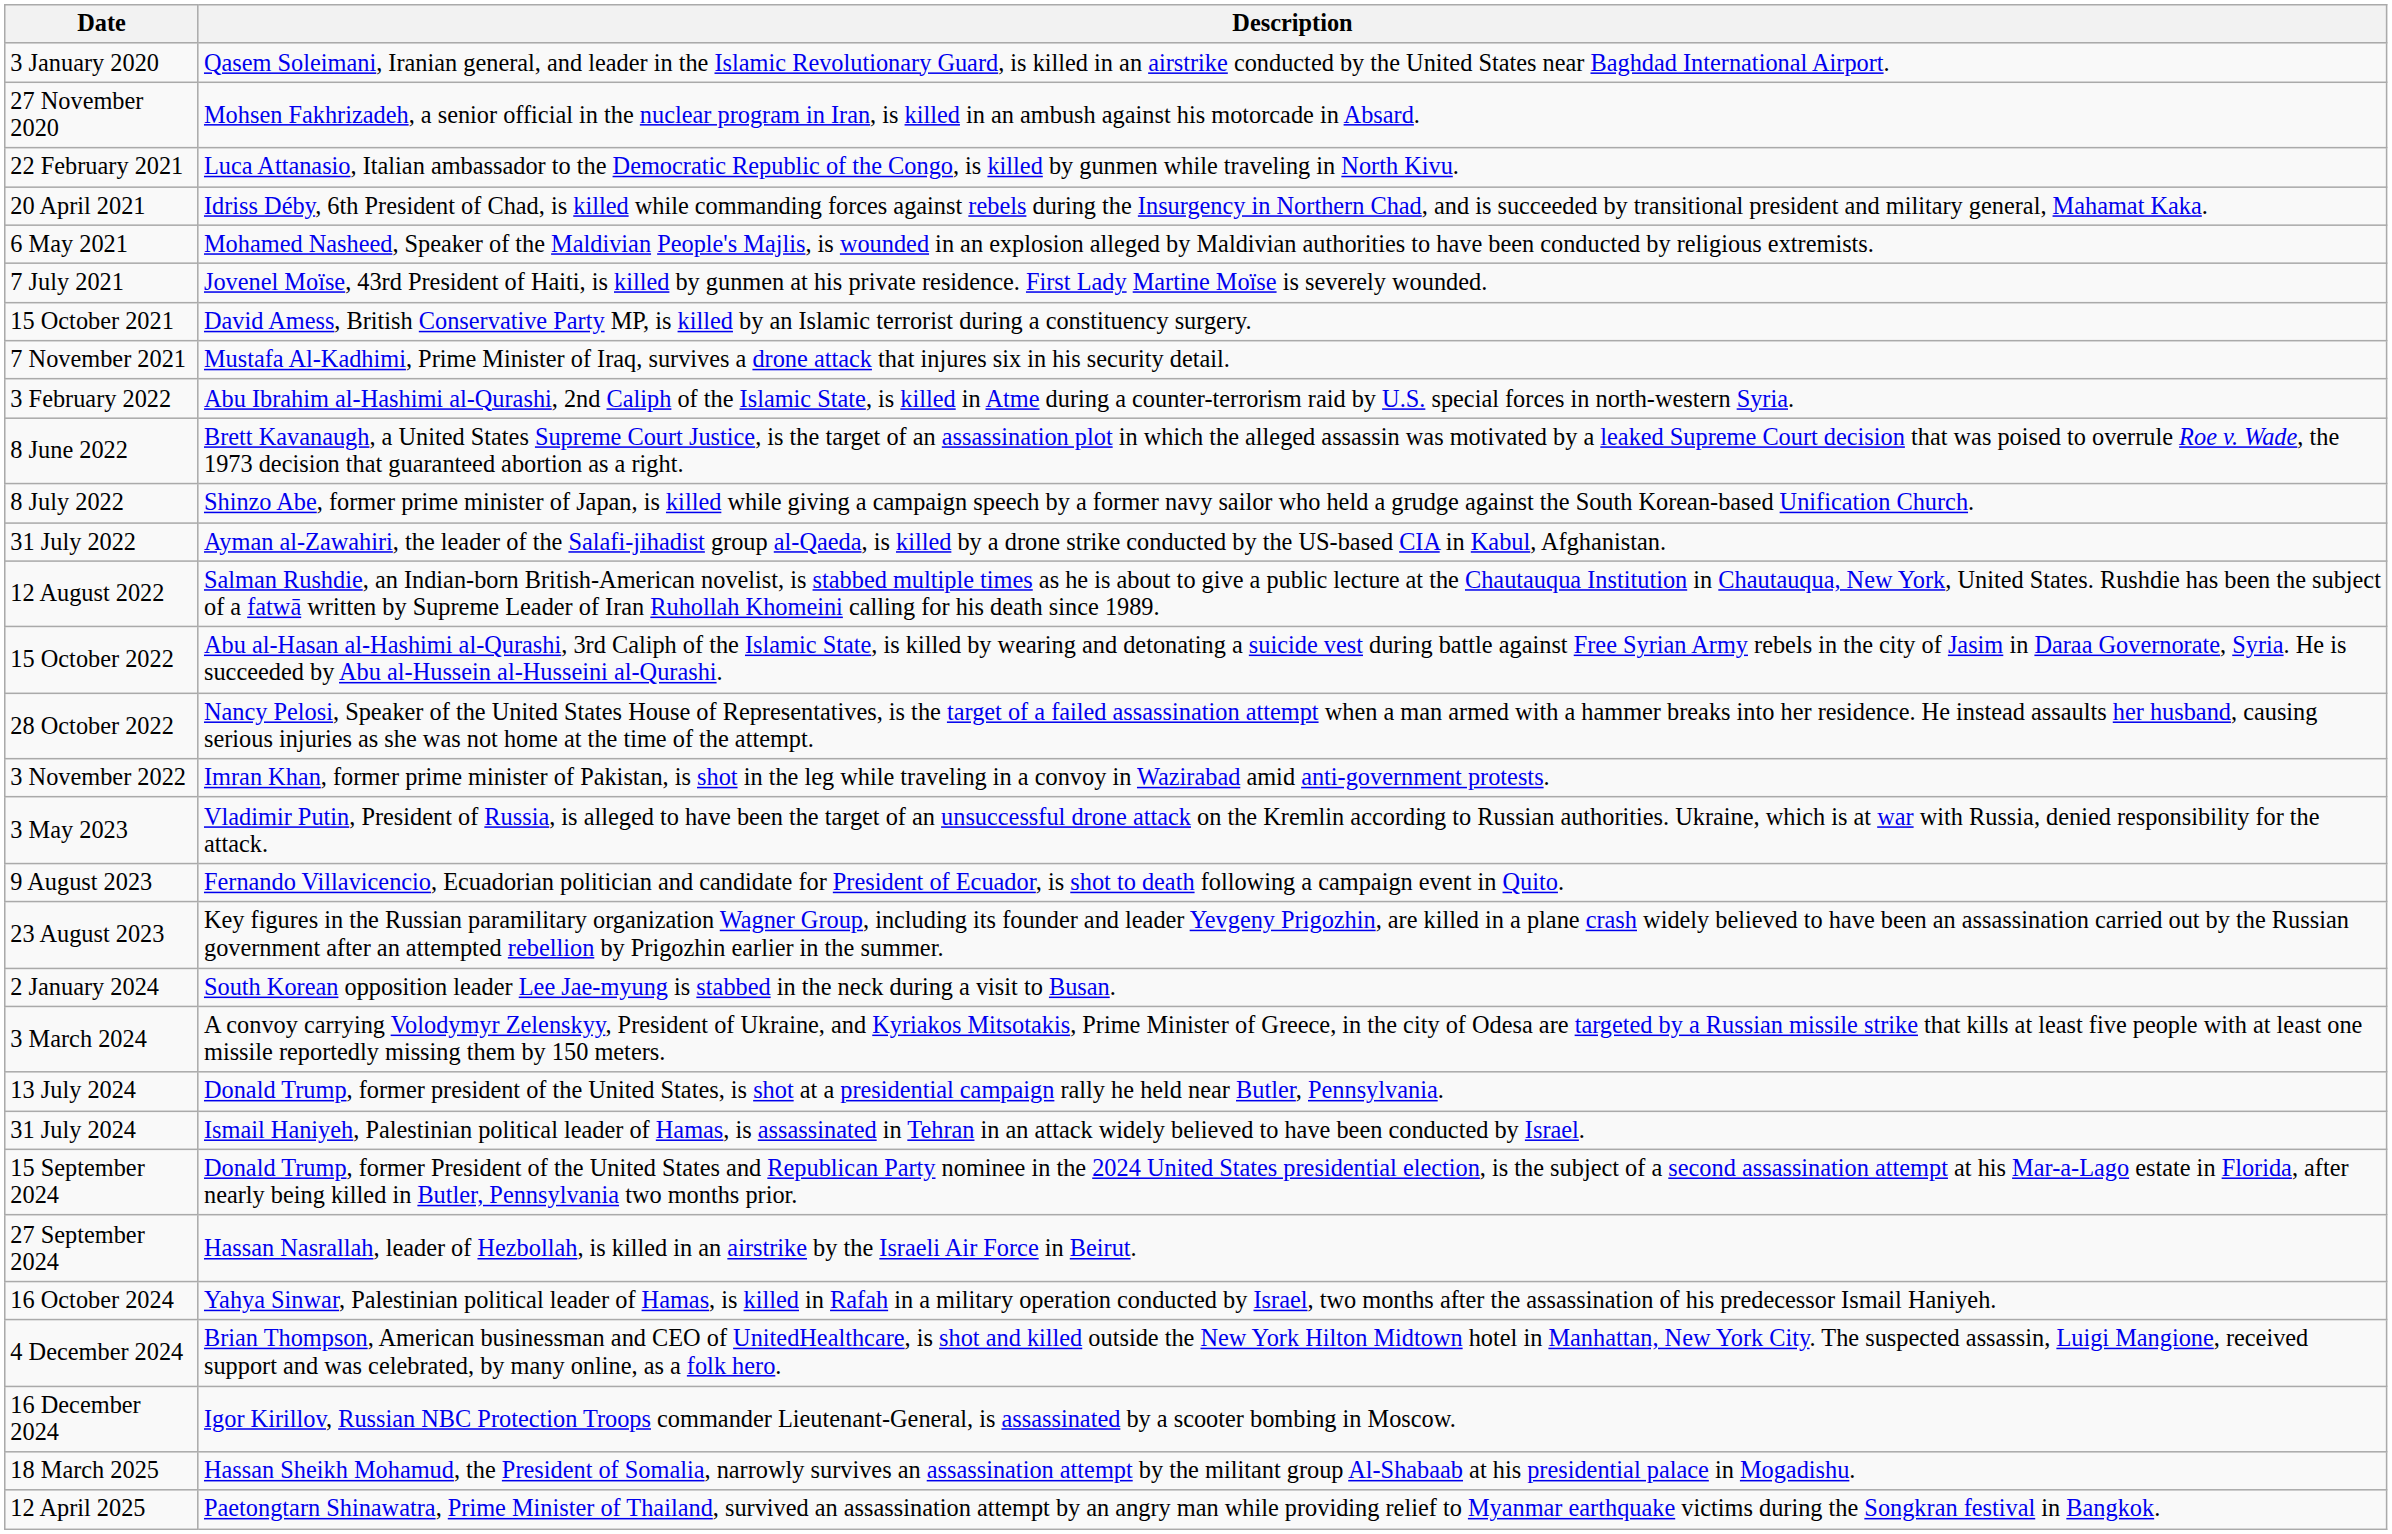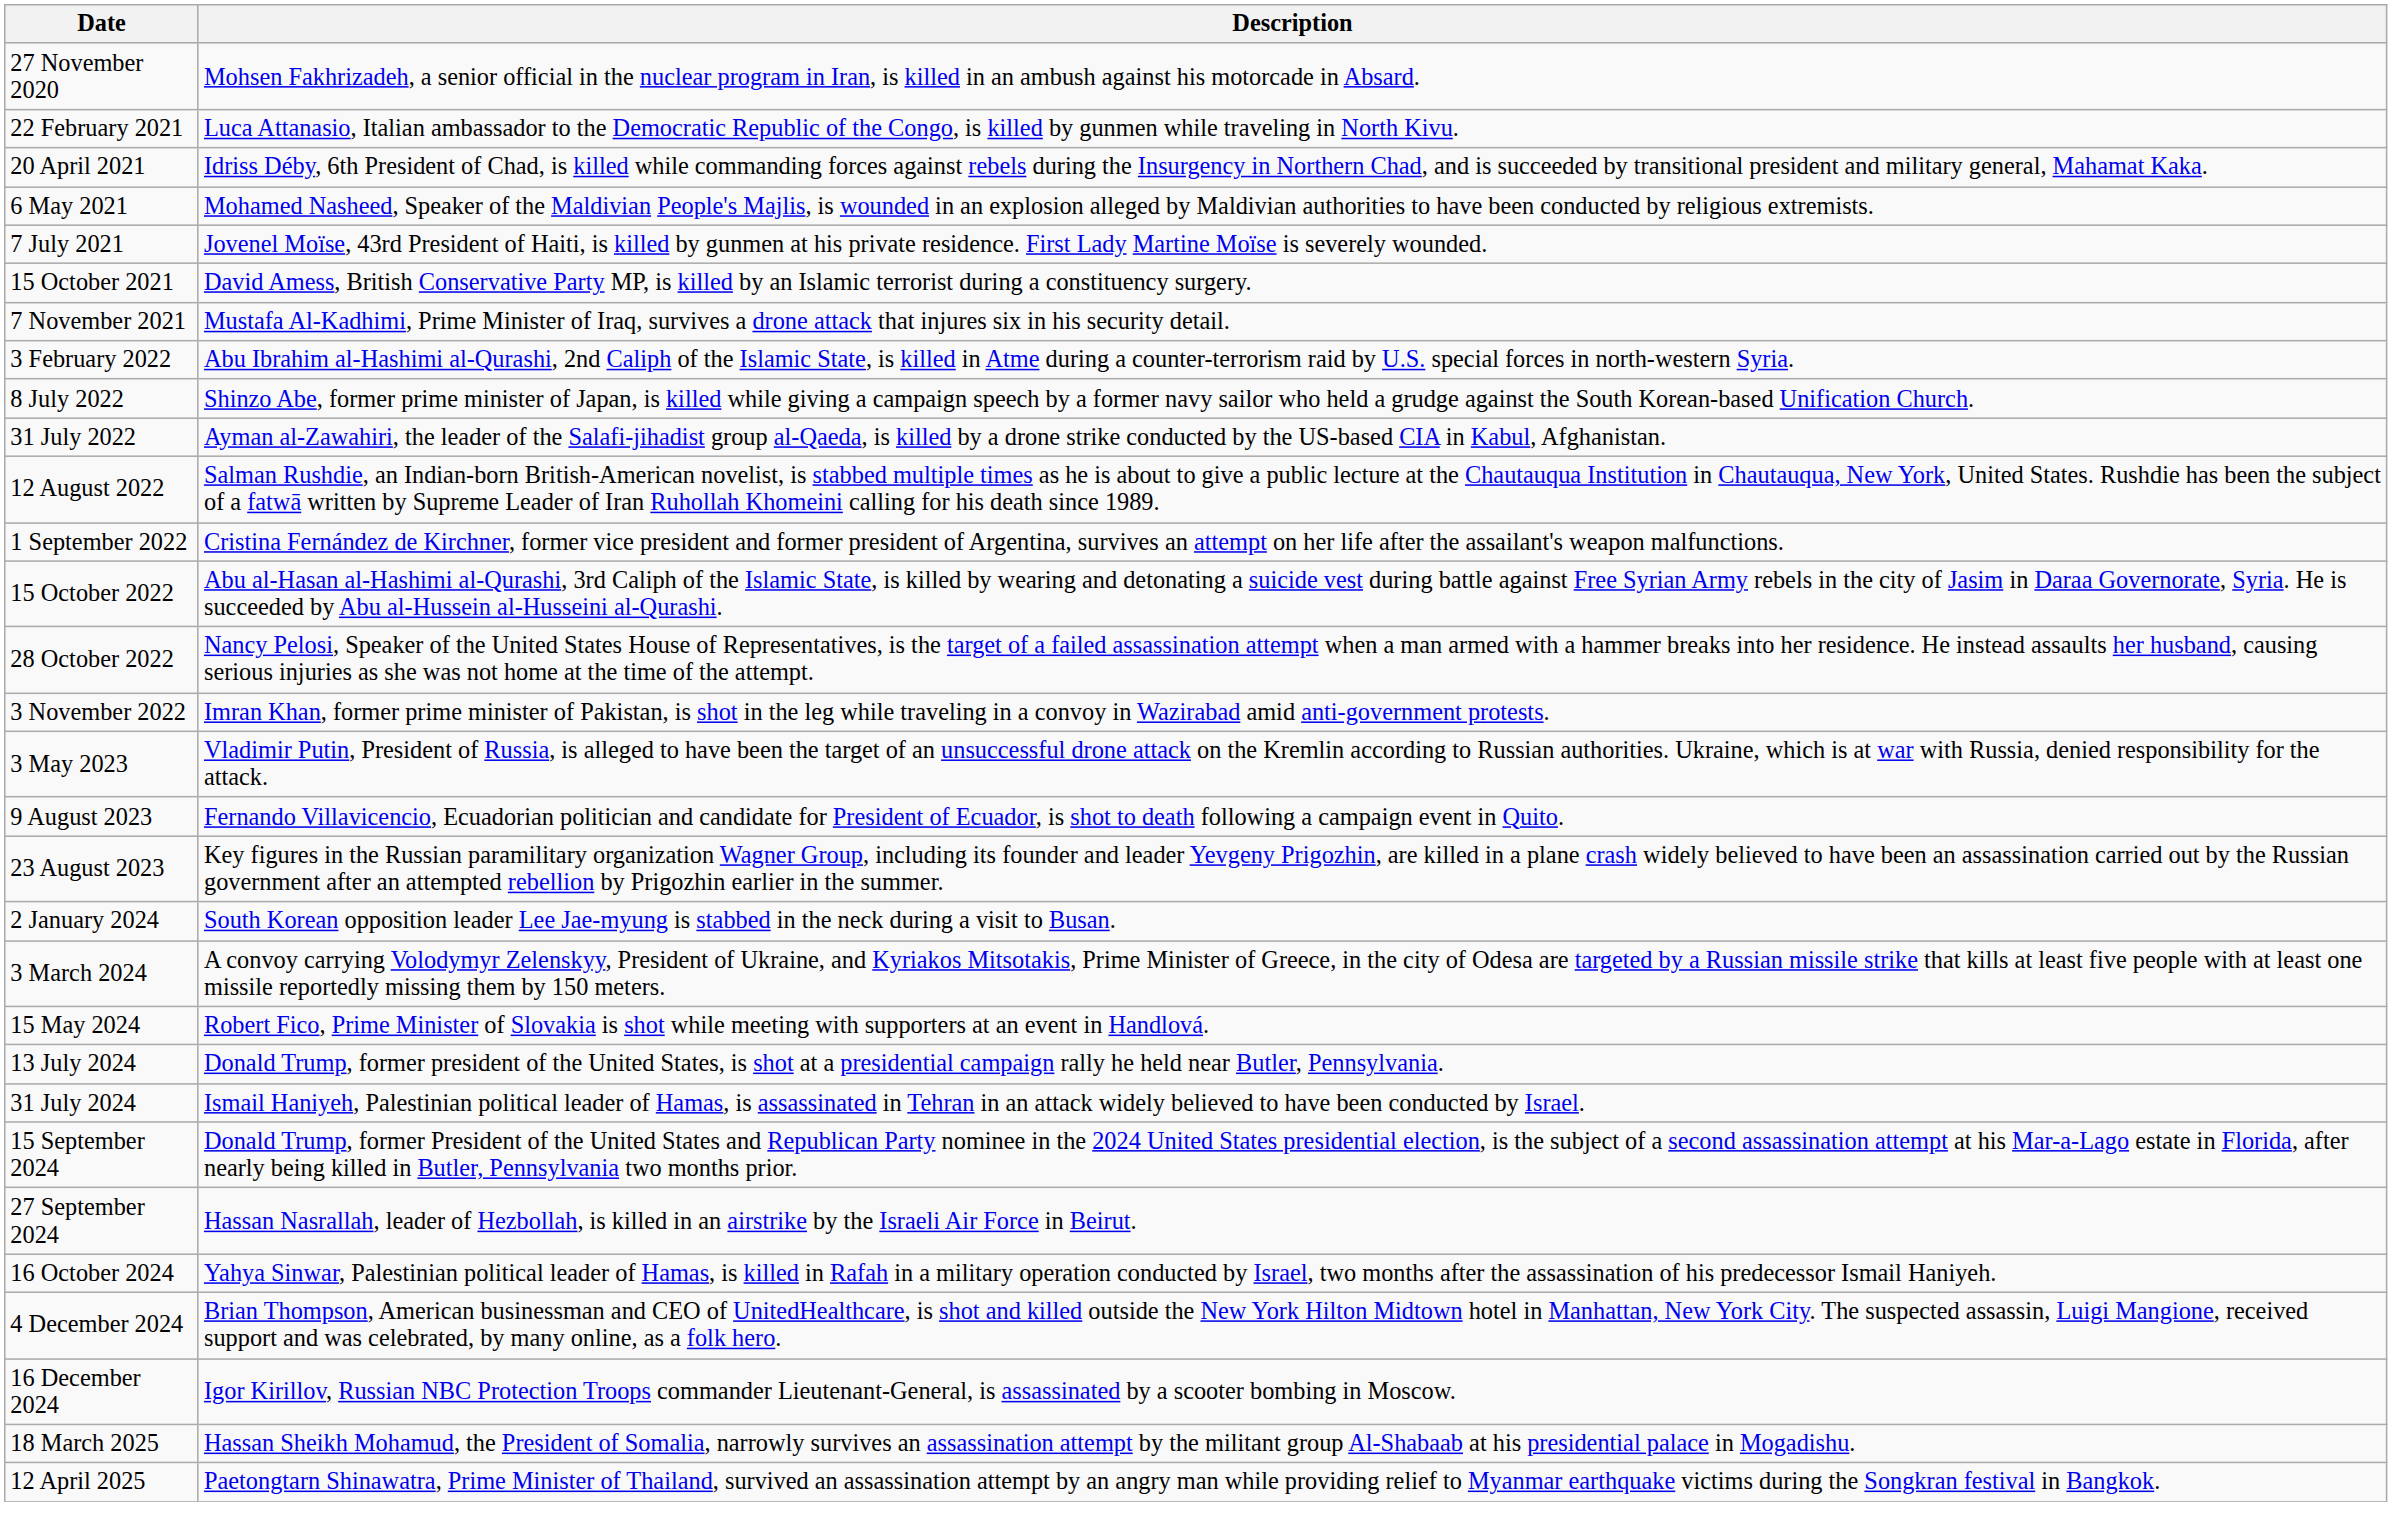- row: (85, 62)
- row: (69, 450)
+ row: (99, 541)
+ row: (75, 1025)
